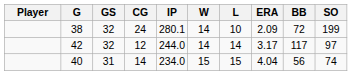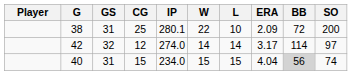(108, 29) 32 -> (108, 29) 31
(140, 29) 24 -> (140, 29) 25
(204, 29) 14 -> (204, 29) 22
(331, 29) 199 -> (331, 29) 200
(172, 45) 244.0 -> (172, 45) 274.0
(299, 45) 117 -> (299, 45) 114
(140, 62) 14 -> (140, 62) 15
(299, 62) no background -> (299, 62) lightgrey background
